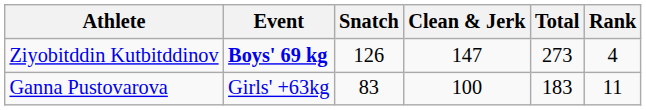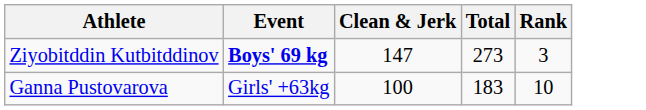- column: (369, 21)
(613, 55) 4 -> (543, 55) 3
(613, 88) 11 -> (543, 88) 10
